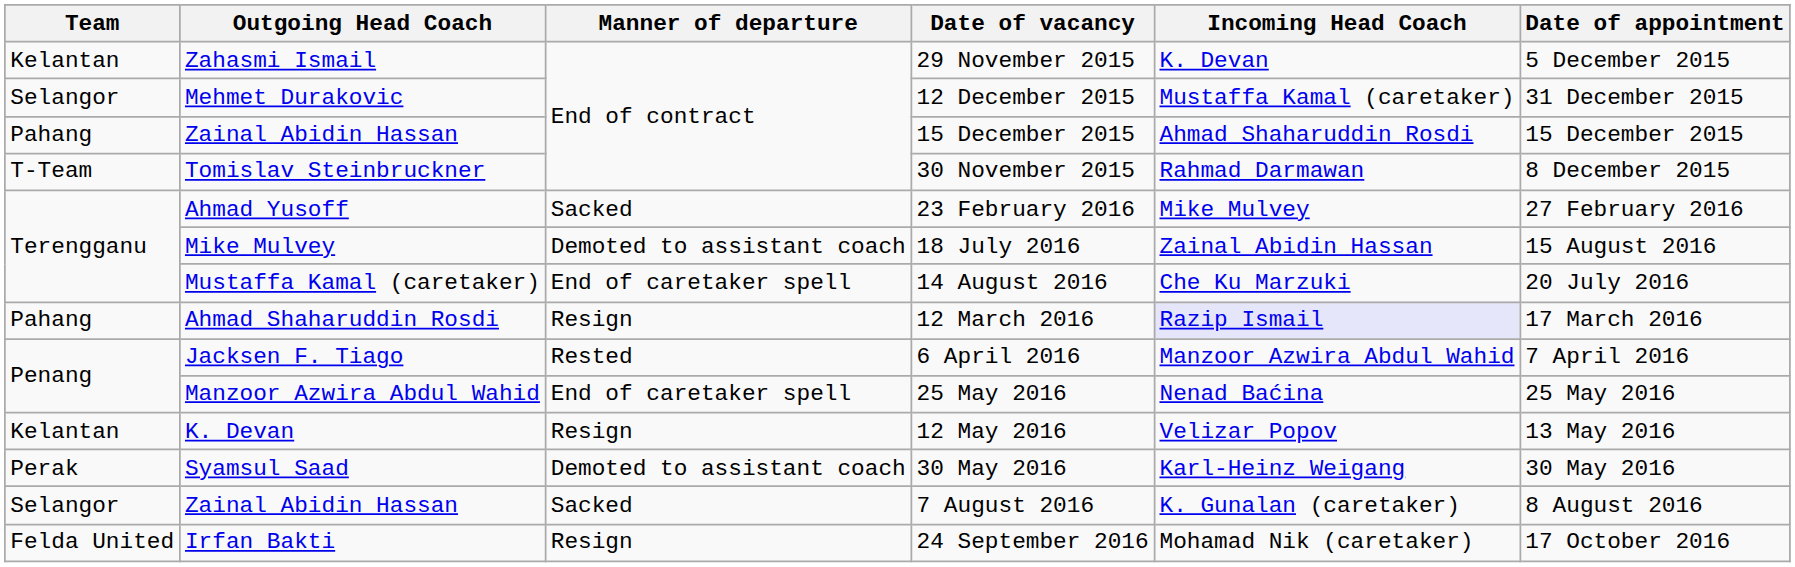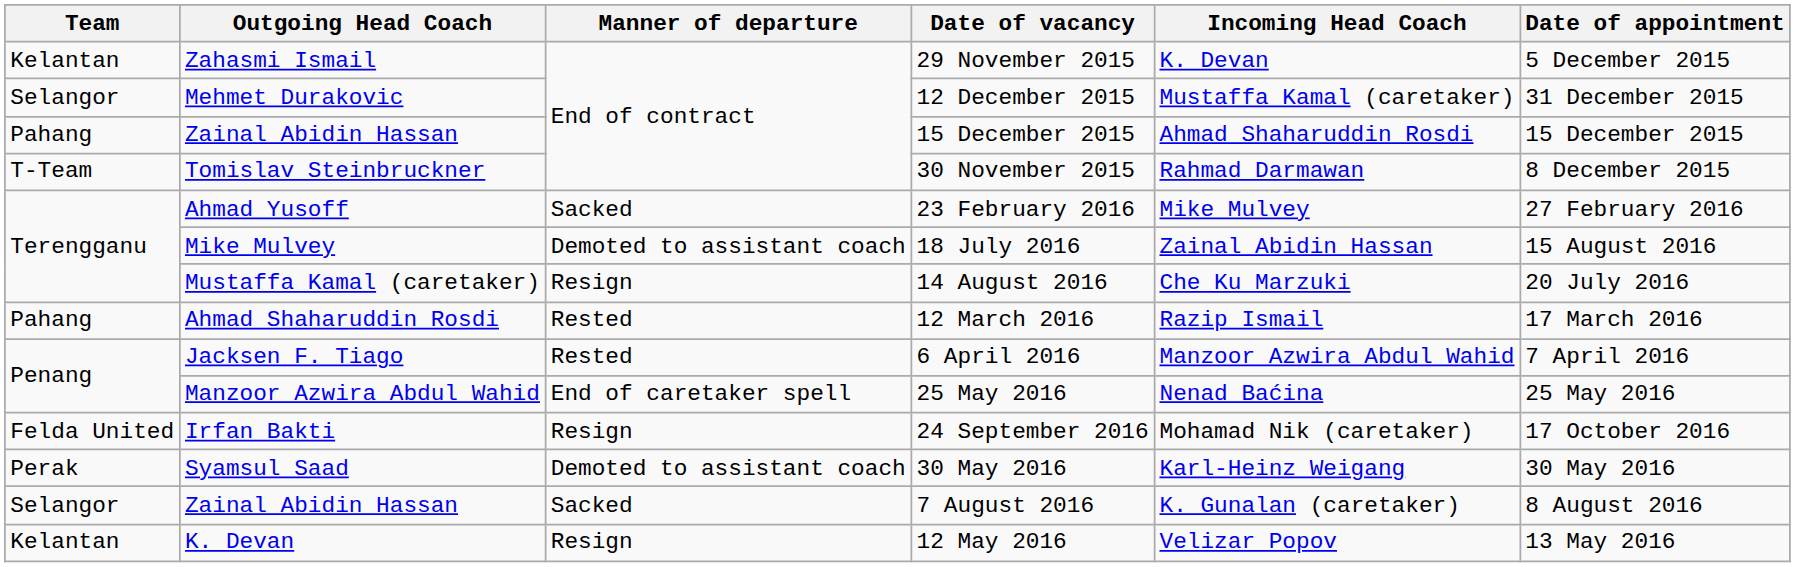(701, 283) End of caretaker spell -> (592, 283) Resign
(592, 320) Resign -> (592, 320) Rested
(1241, 320) lavender background -> (1241, 320) no background
rows swapped: (992, 431) <-> (1033, 543)
